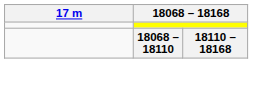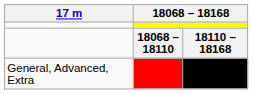+ row: (58, 74)
